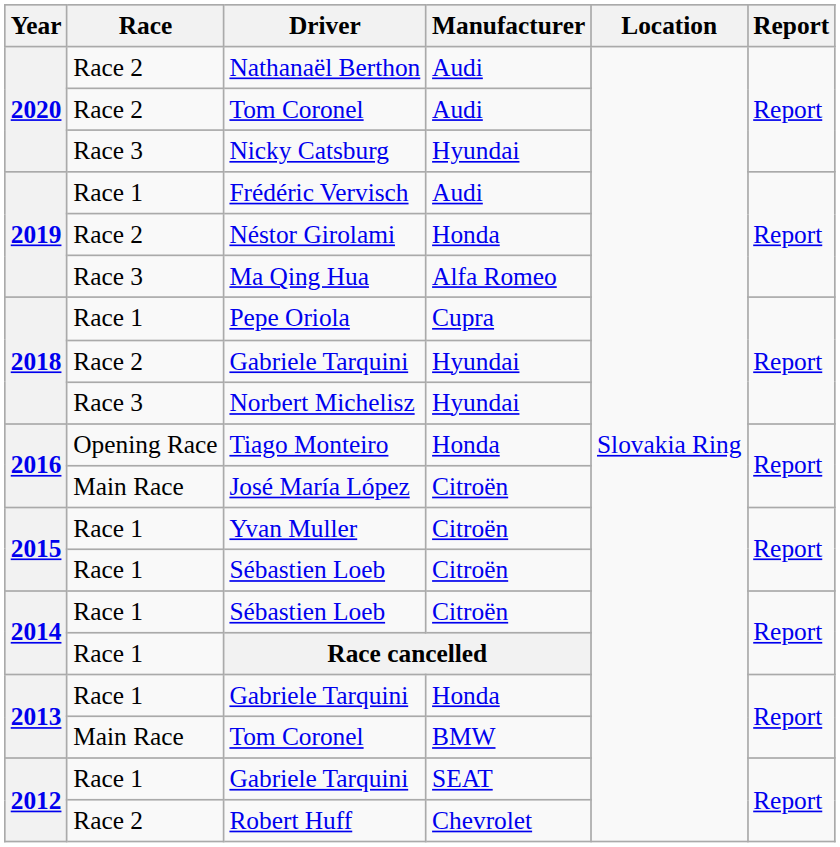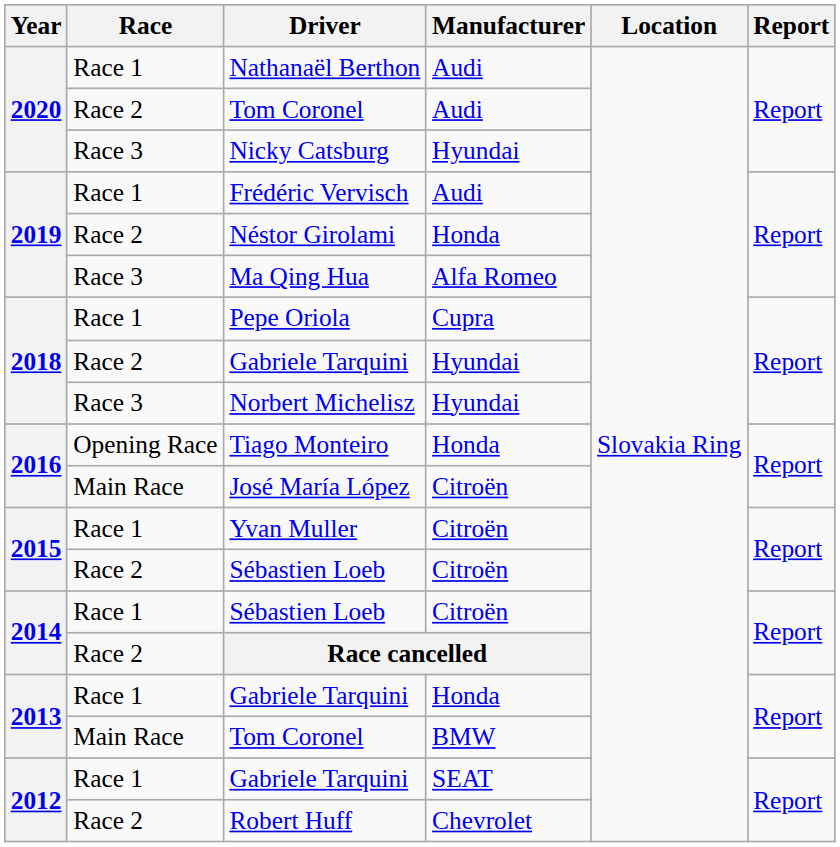(108, 67) Race 2 -> (108, 67) Race 1
(108, 569) Race 1 -> (108, 569) Race 2
(108, 653) Race 1 -> (108, 653) Race 2
